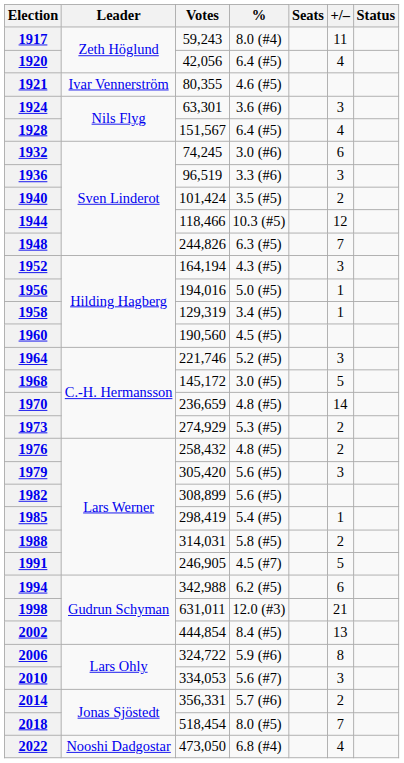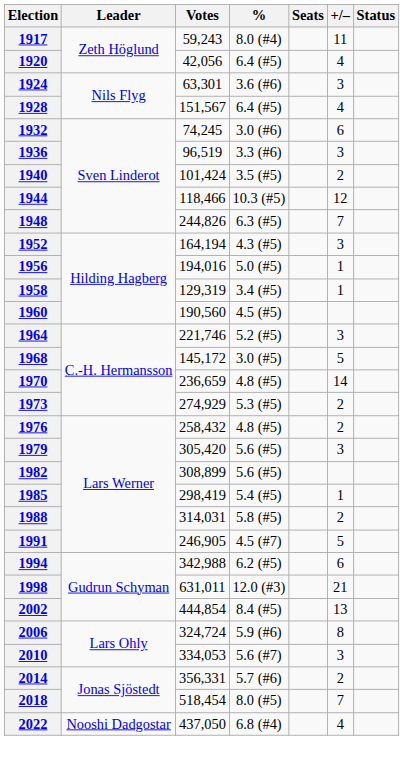- row: (33, 84)
(202, 655) 324,722 -> (202, 632) 324,724
(202, 746) 473,050 -> (202, 723) 437,050
